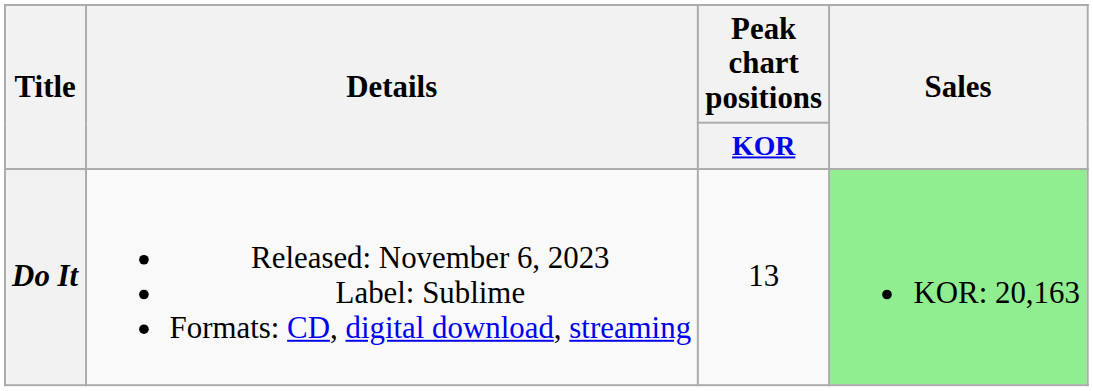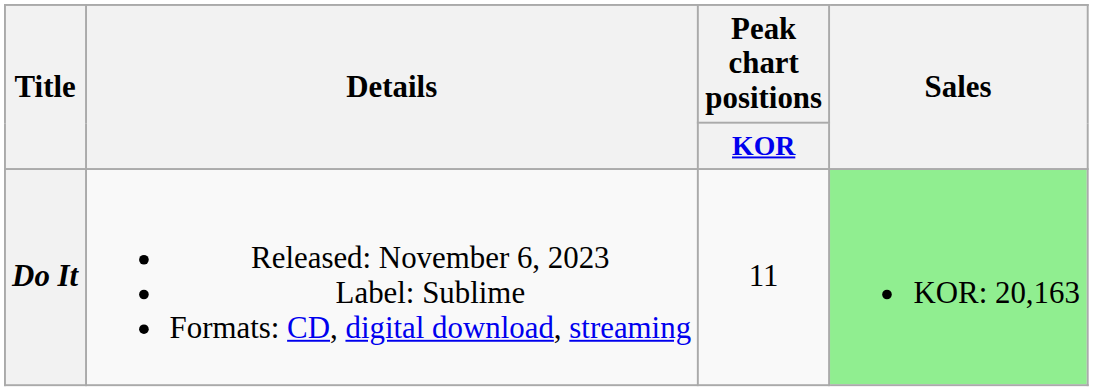(764, 276) 13 -> (764, 276) 11
